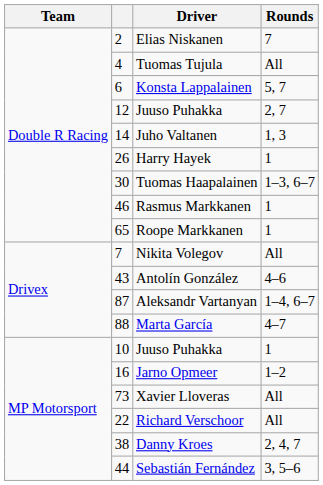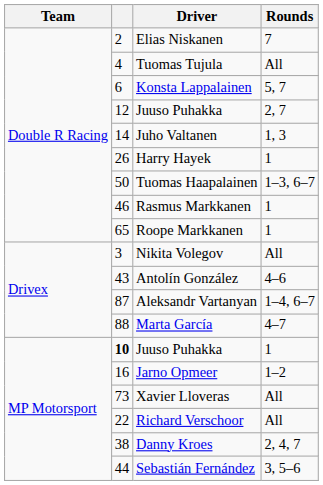(122, 182) 30 -> (122, 182) 50
(118, 253) 7 -> (118, 253) 3
(122, 348) normal -> (122, 348) bold
